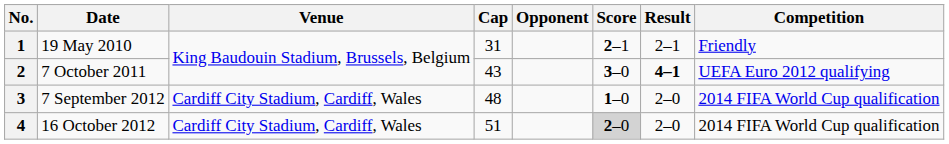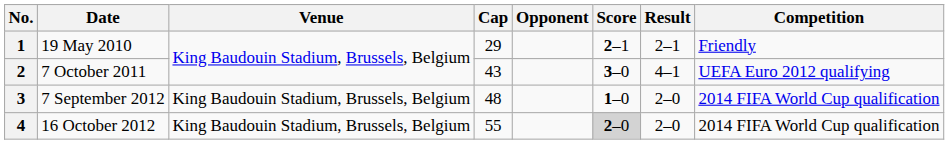(493, 44) 31 -> (493, 44) 29
(668, 71) bold -> (668, 71) normal
(297, 98) Cardiff City Stadium, Cardiff, Wales -> (321, 98) King Baudouin Stadium, Brussels, Belgium
(297, 125) Cardiff City Stadium, Cardiff, Wales -> (321, 125) King Baudouin Stadium, Brussels, Belgium
(493, 125) 51 -> (493, 125) 55
